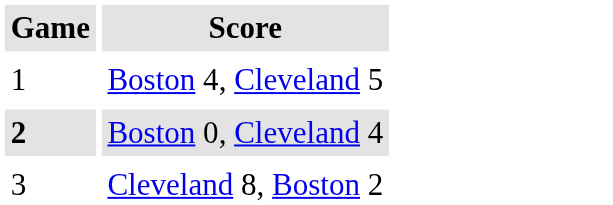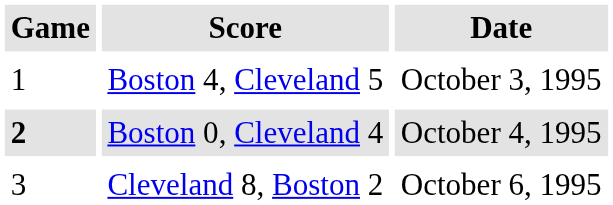+ column: (501, 27)
